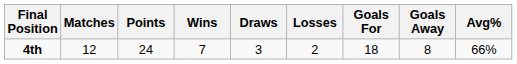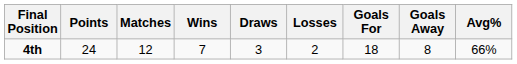columns swapped: (146, 22) <-> (89, 22)
